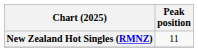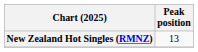(174, 39) 11 -> (174, 39) 13
